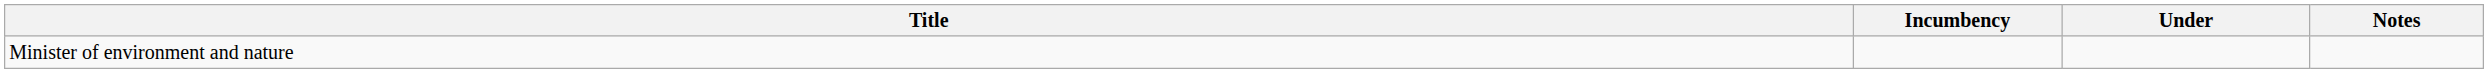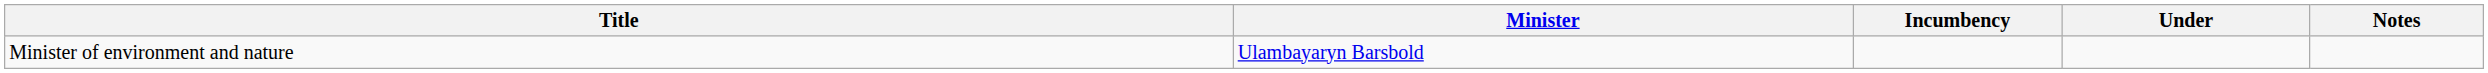+ column: (1543, 20)
